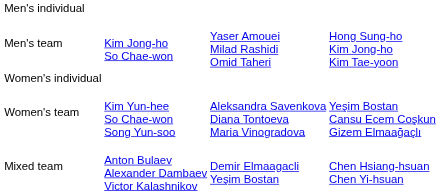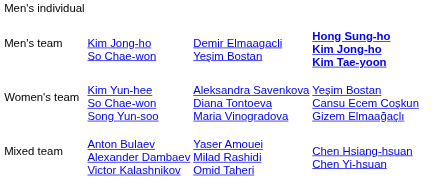(245, 49) Yaser Amouei Milad Rashidi Omid Taheri -> (238, 49) Demir Elmaagacli Yeşim Bostan
(366, 49) normal -> (351, 49) bold
- row: (53, 78)
(255, 173) Demir Elmaagacli Yeşim Bostan -> (228, 157) Yaser Amouei Milad Rashidi Omid Taheri
